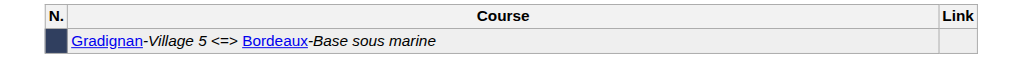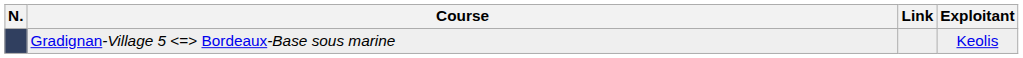+ column: (977, 16)
